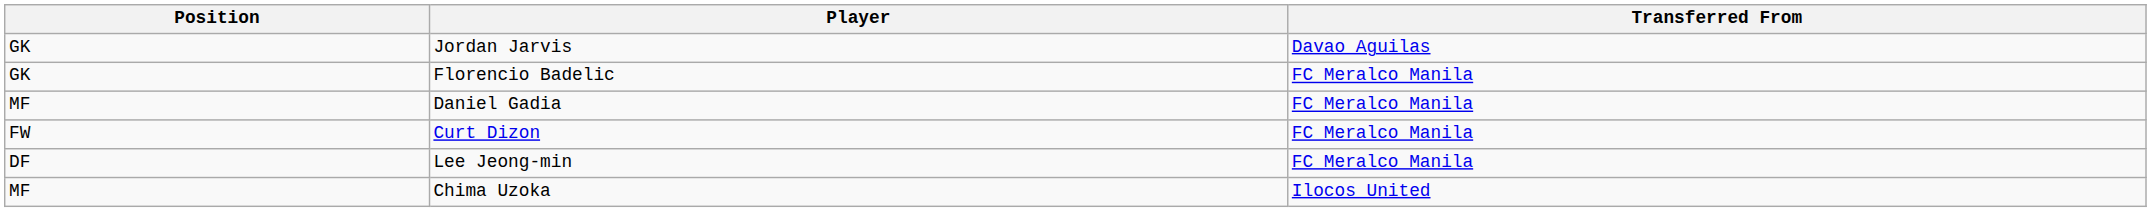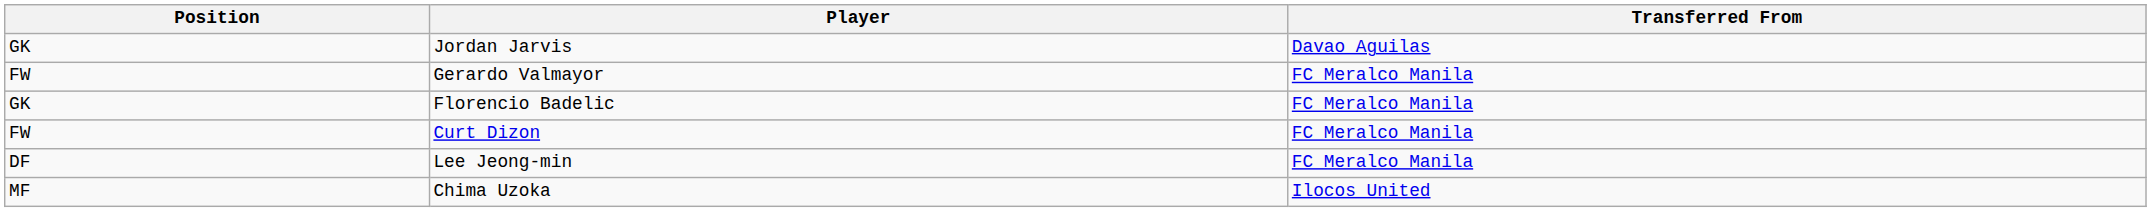+ row: (519, 77)
- row: (497, 106)
